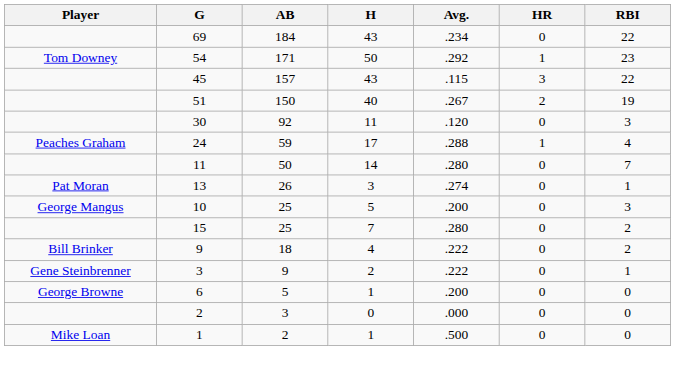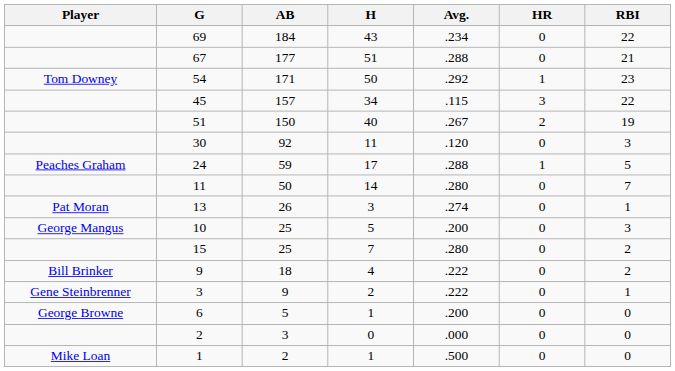+ row: (199, 57)
(371, 79) 43 -> (371, 100) 34
(628, 143) 4 -> (628, 164) 5
